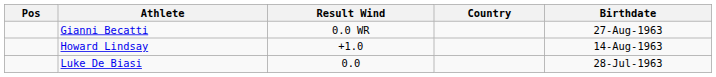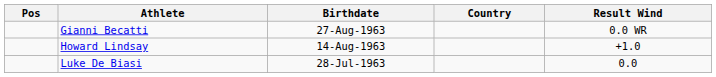columns swapped: (628, 13) <-> (351, 13)
